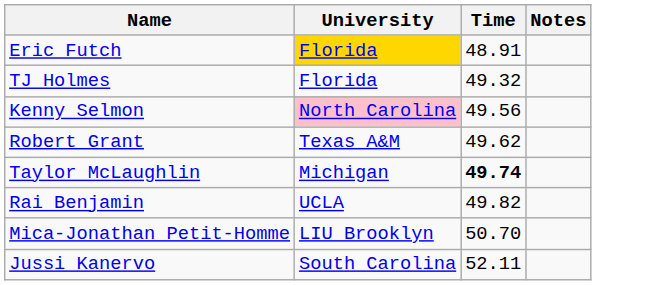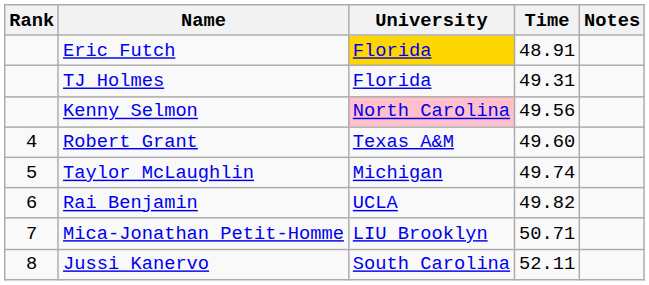+ column: (32, 20)
(493, 81) 49.32 -> (547, 81) 49.31
(493, 142) 49.62 -> (547, 142) 49.60
(493, 173) bold -> (547, 173) normal
(493, 234) 50.70 -> (547, 234) 50.71
